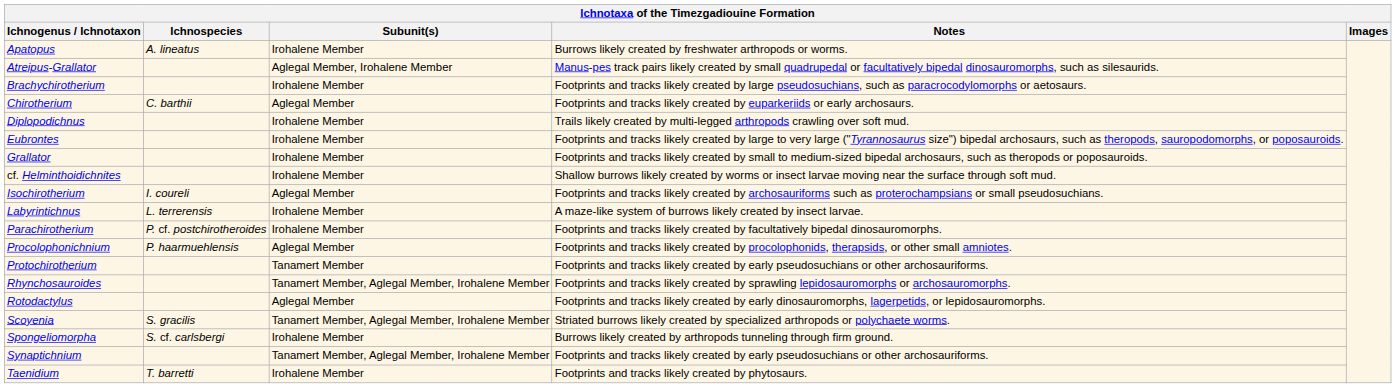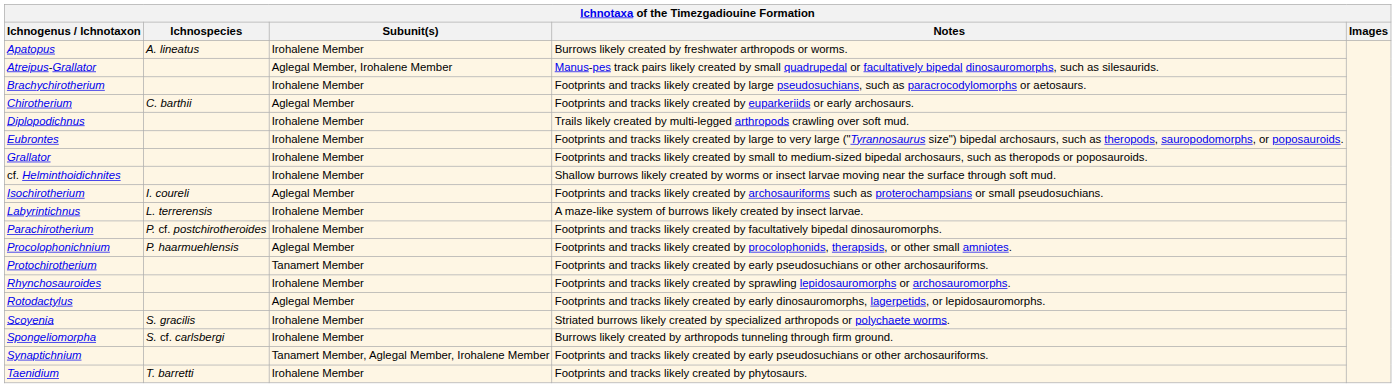(411, 283) Tanamert Member, Aglegal Member, Irohalene Member -> (318, 283) Irohalene Member
(411, 319) Tanamert Member, Aglegal Member, Irohalene Member -> (318, 319) Irohalene Member
